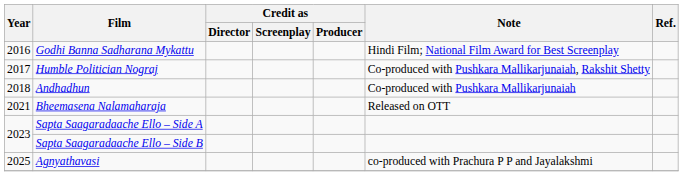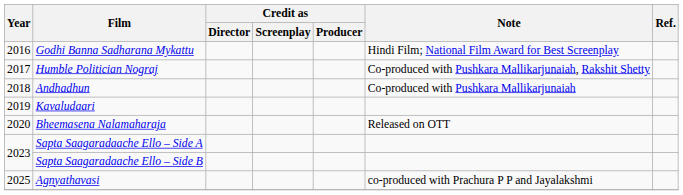+ row: (65, 106)
(19, 106) 2021 -> (19, 124) 2020
